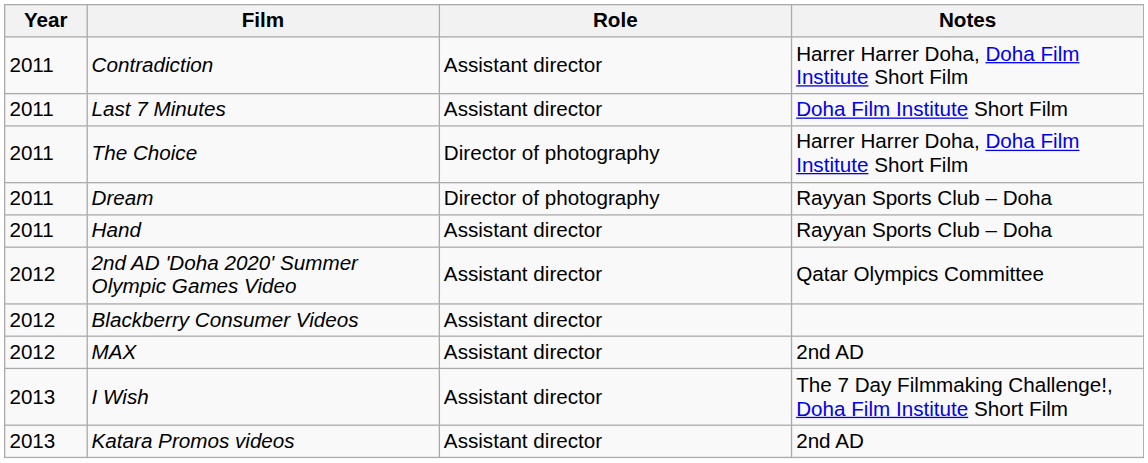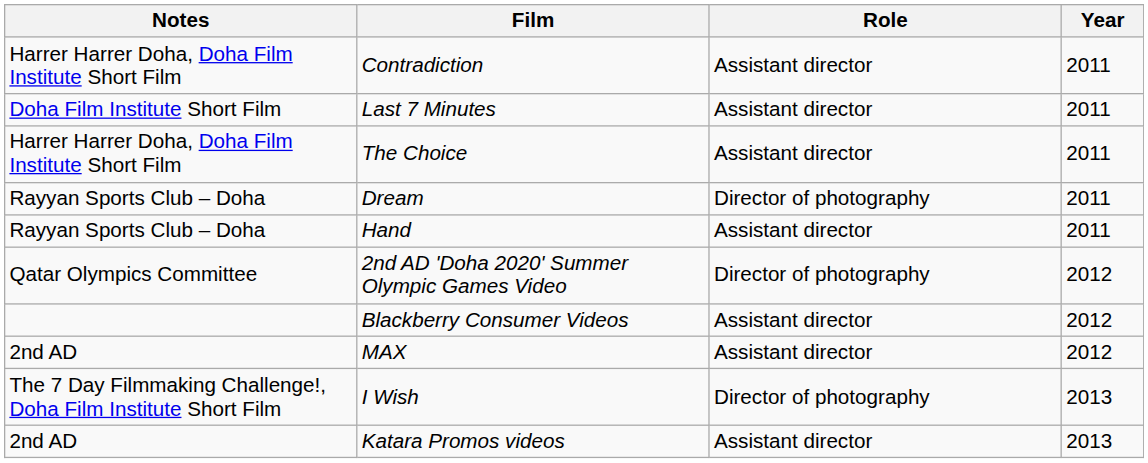columns swapped: (46, 20) <-> (968, 20)
(552, 153) Director of photography -> (793, 153) Assistant director
(523, 275) Assistant director -> (822, 275) Director of photography
(523, 396) Assistant director -> (822, 396) Director of photography
